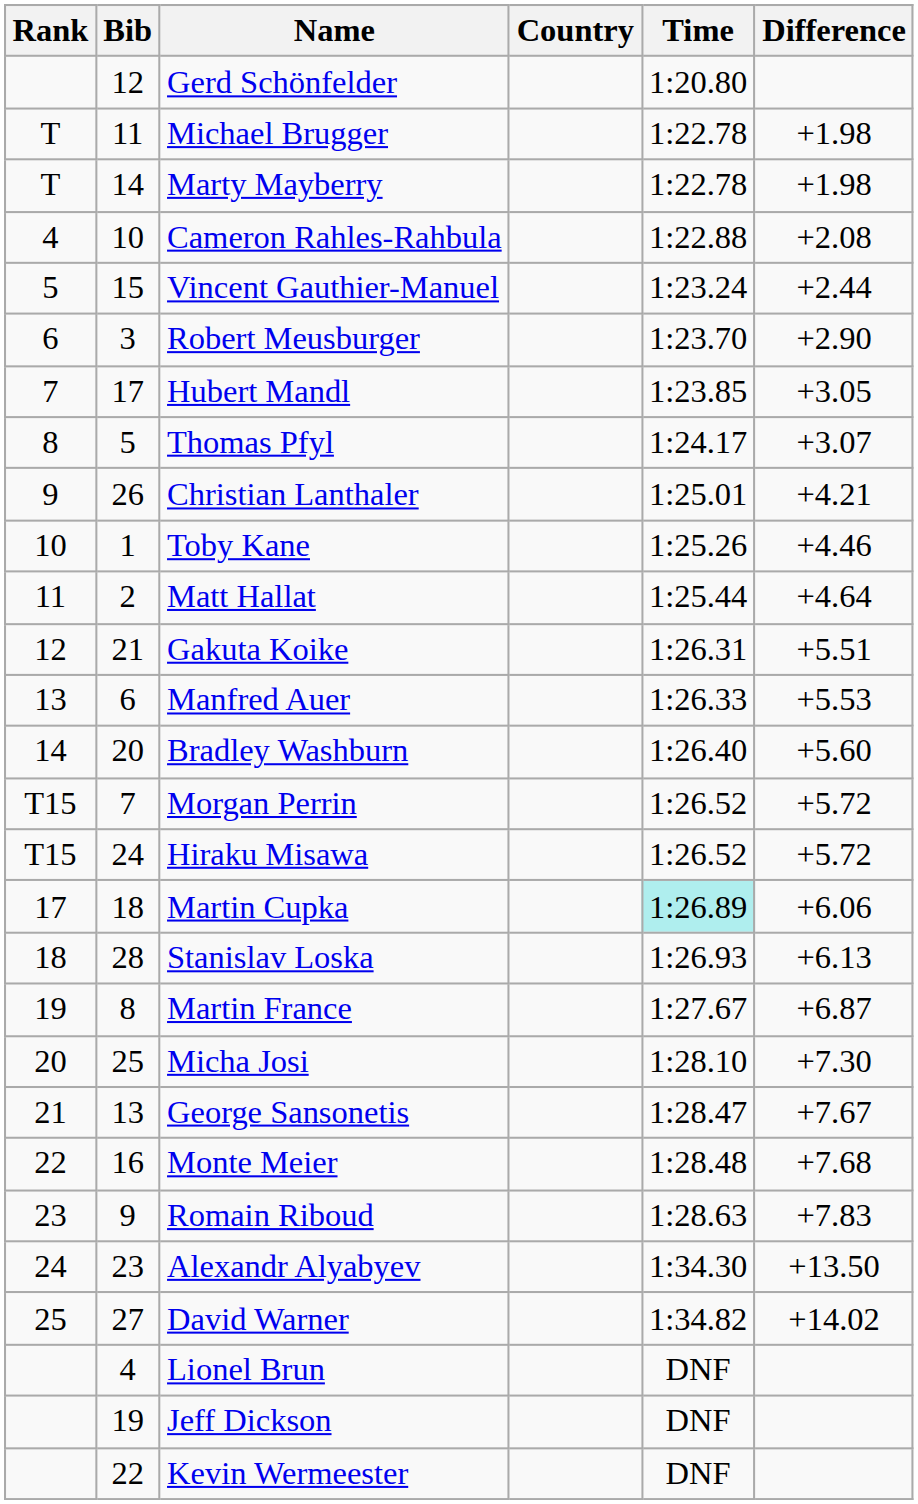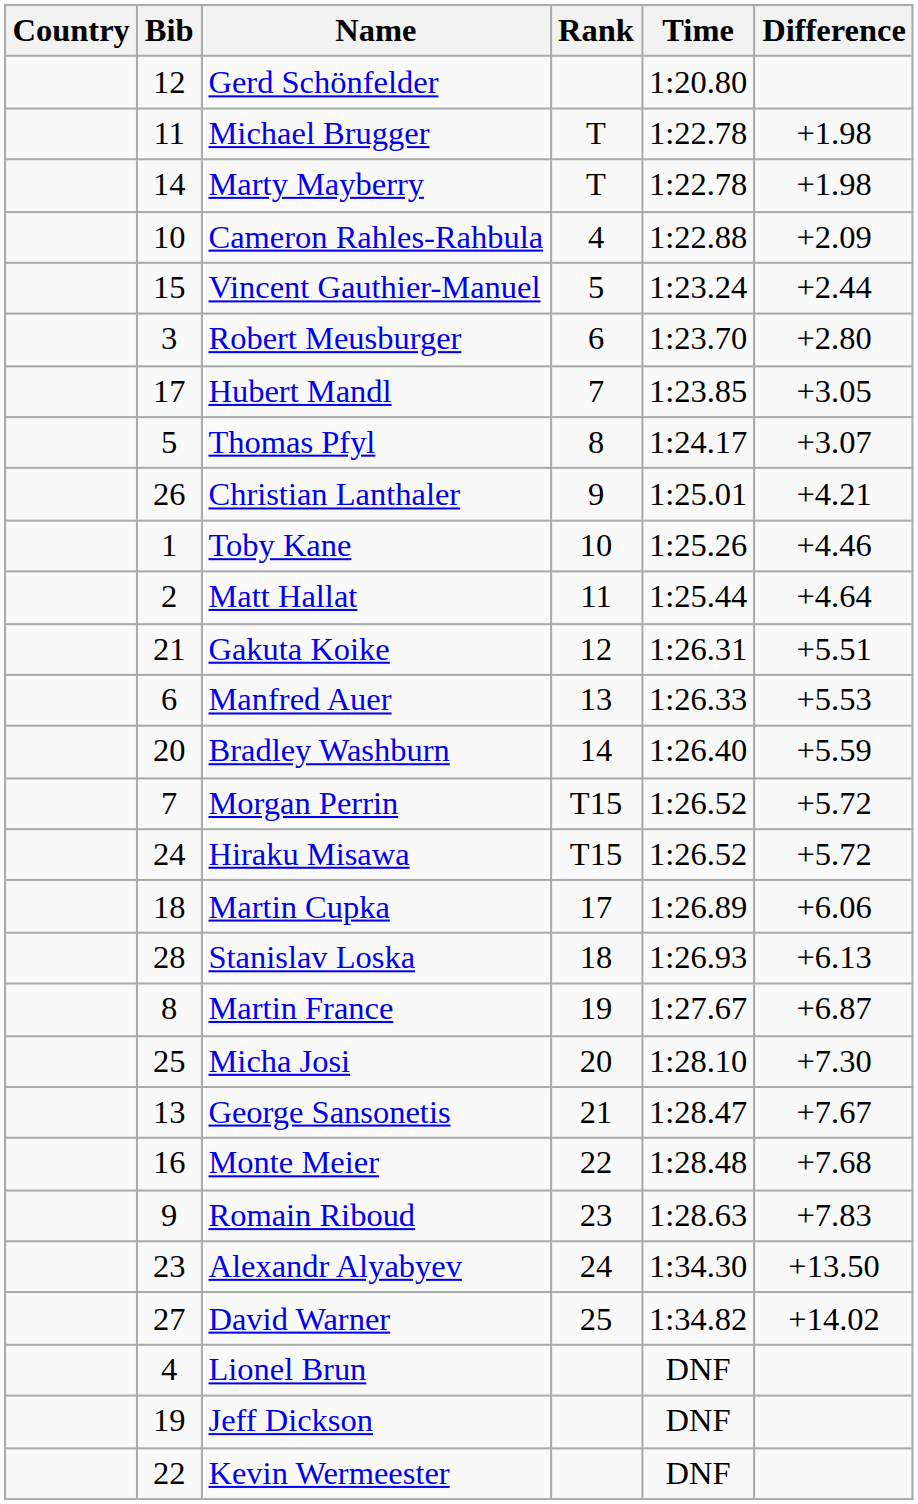columns swapped: (50, 30) <-> (575, 30)
(834, 236) +2.08 -> (834, 236) +2.09
(834, 339) +2.90 -> (834, 339) +2.80
(834, 751) +5.60 -> (834, 751) +5.59
(698, 905) paleturquoise background -> (698, 905) no background
